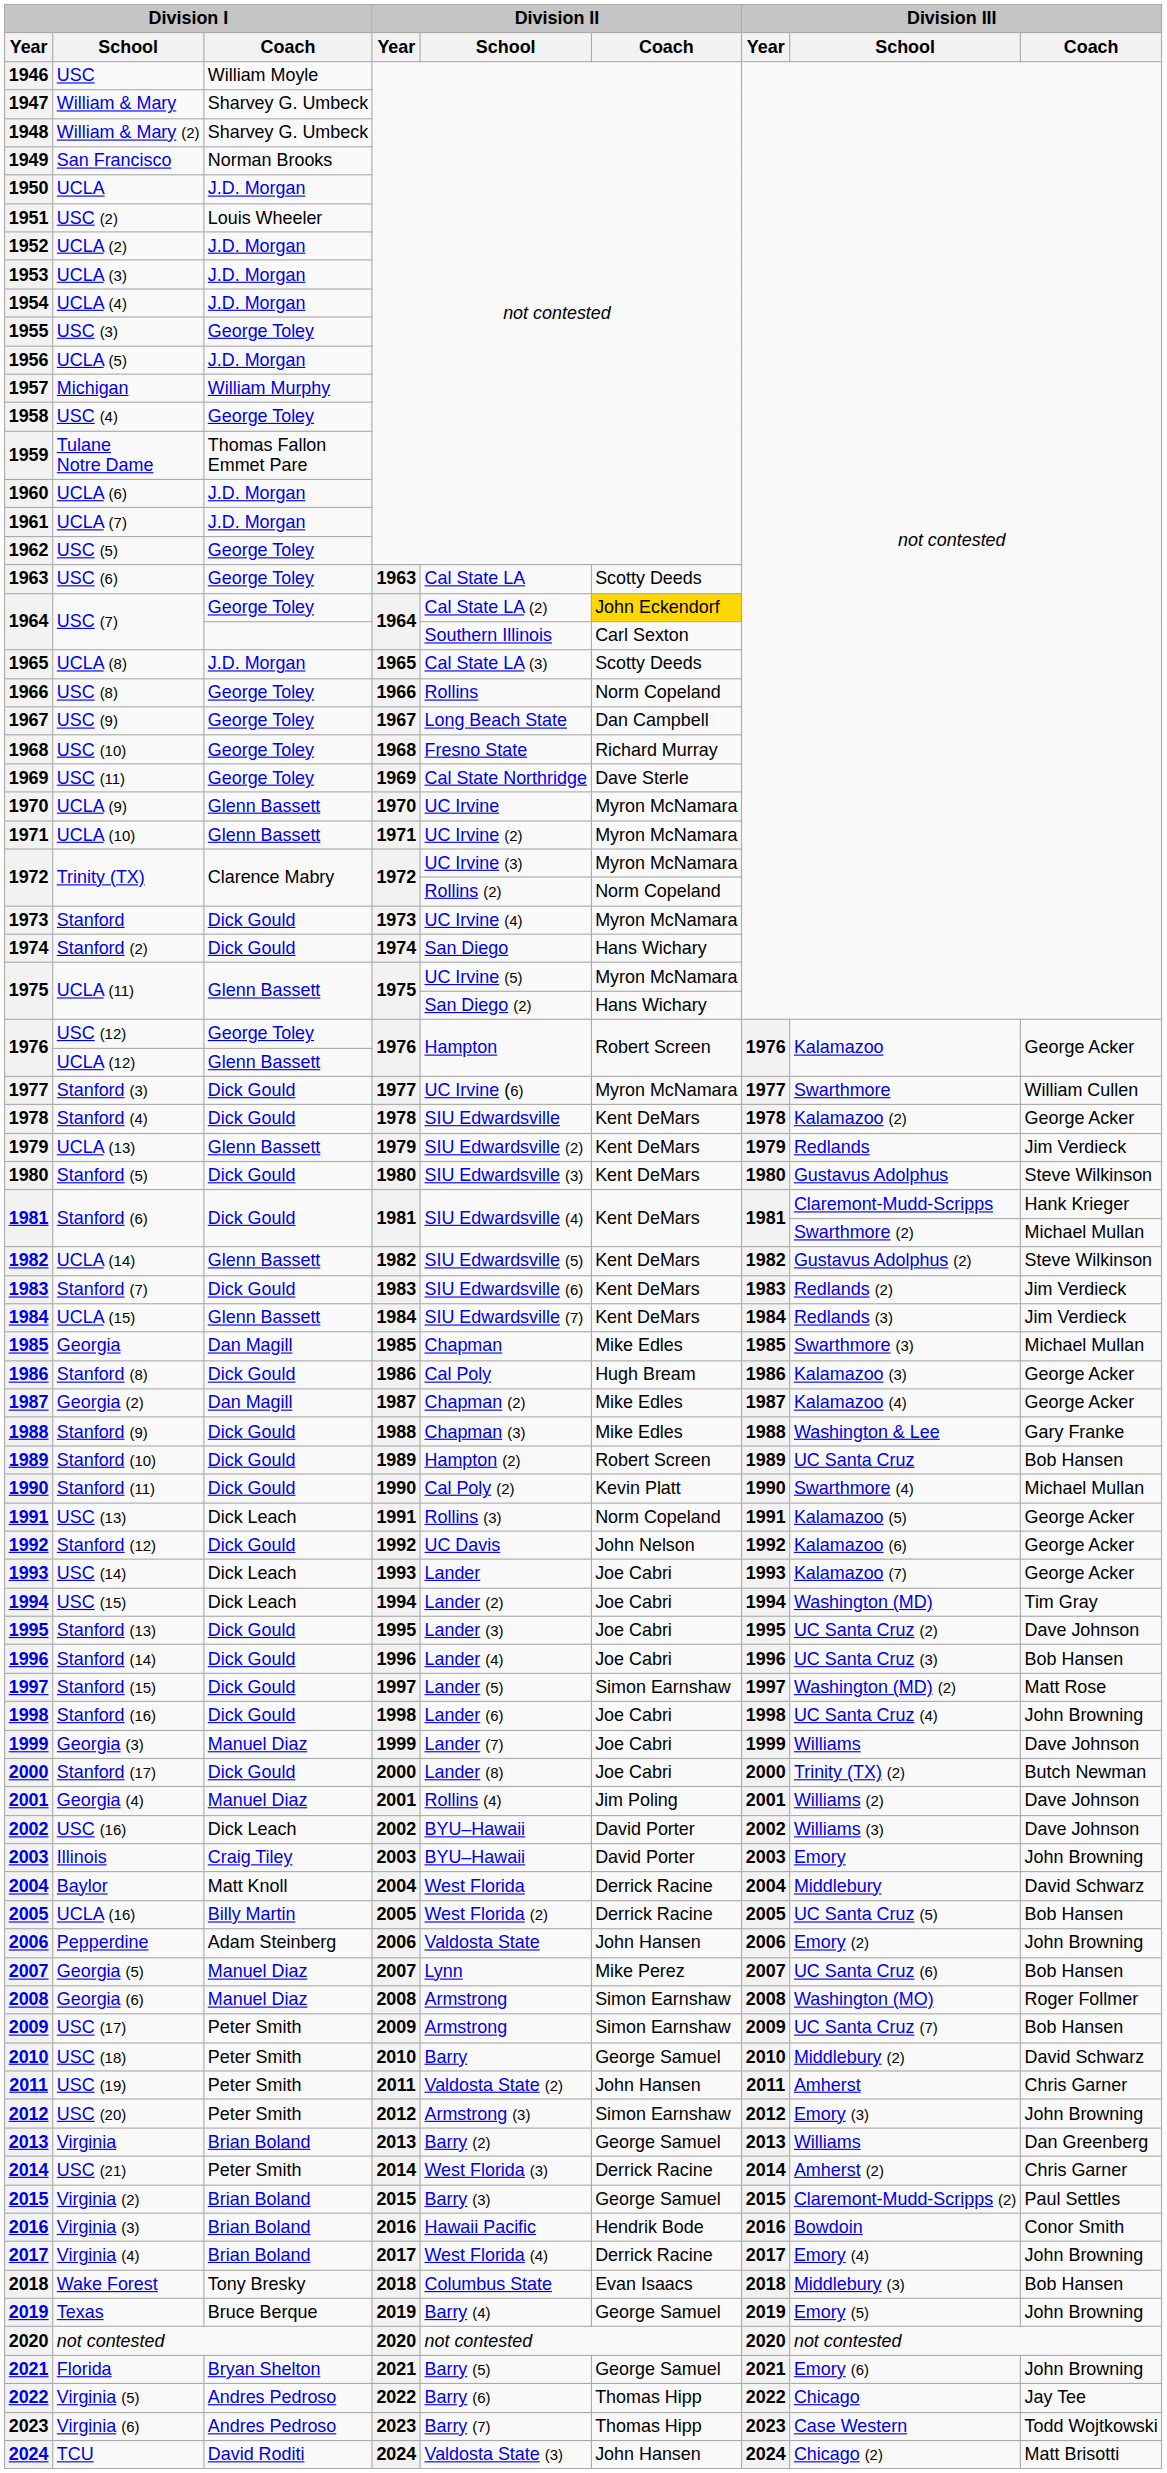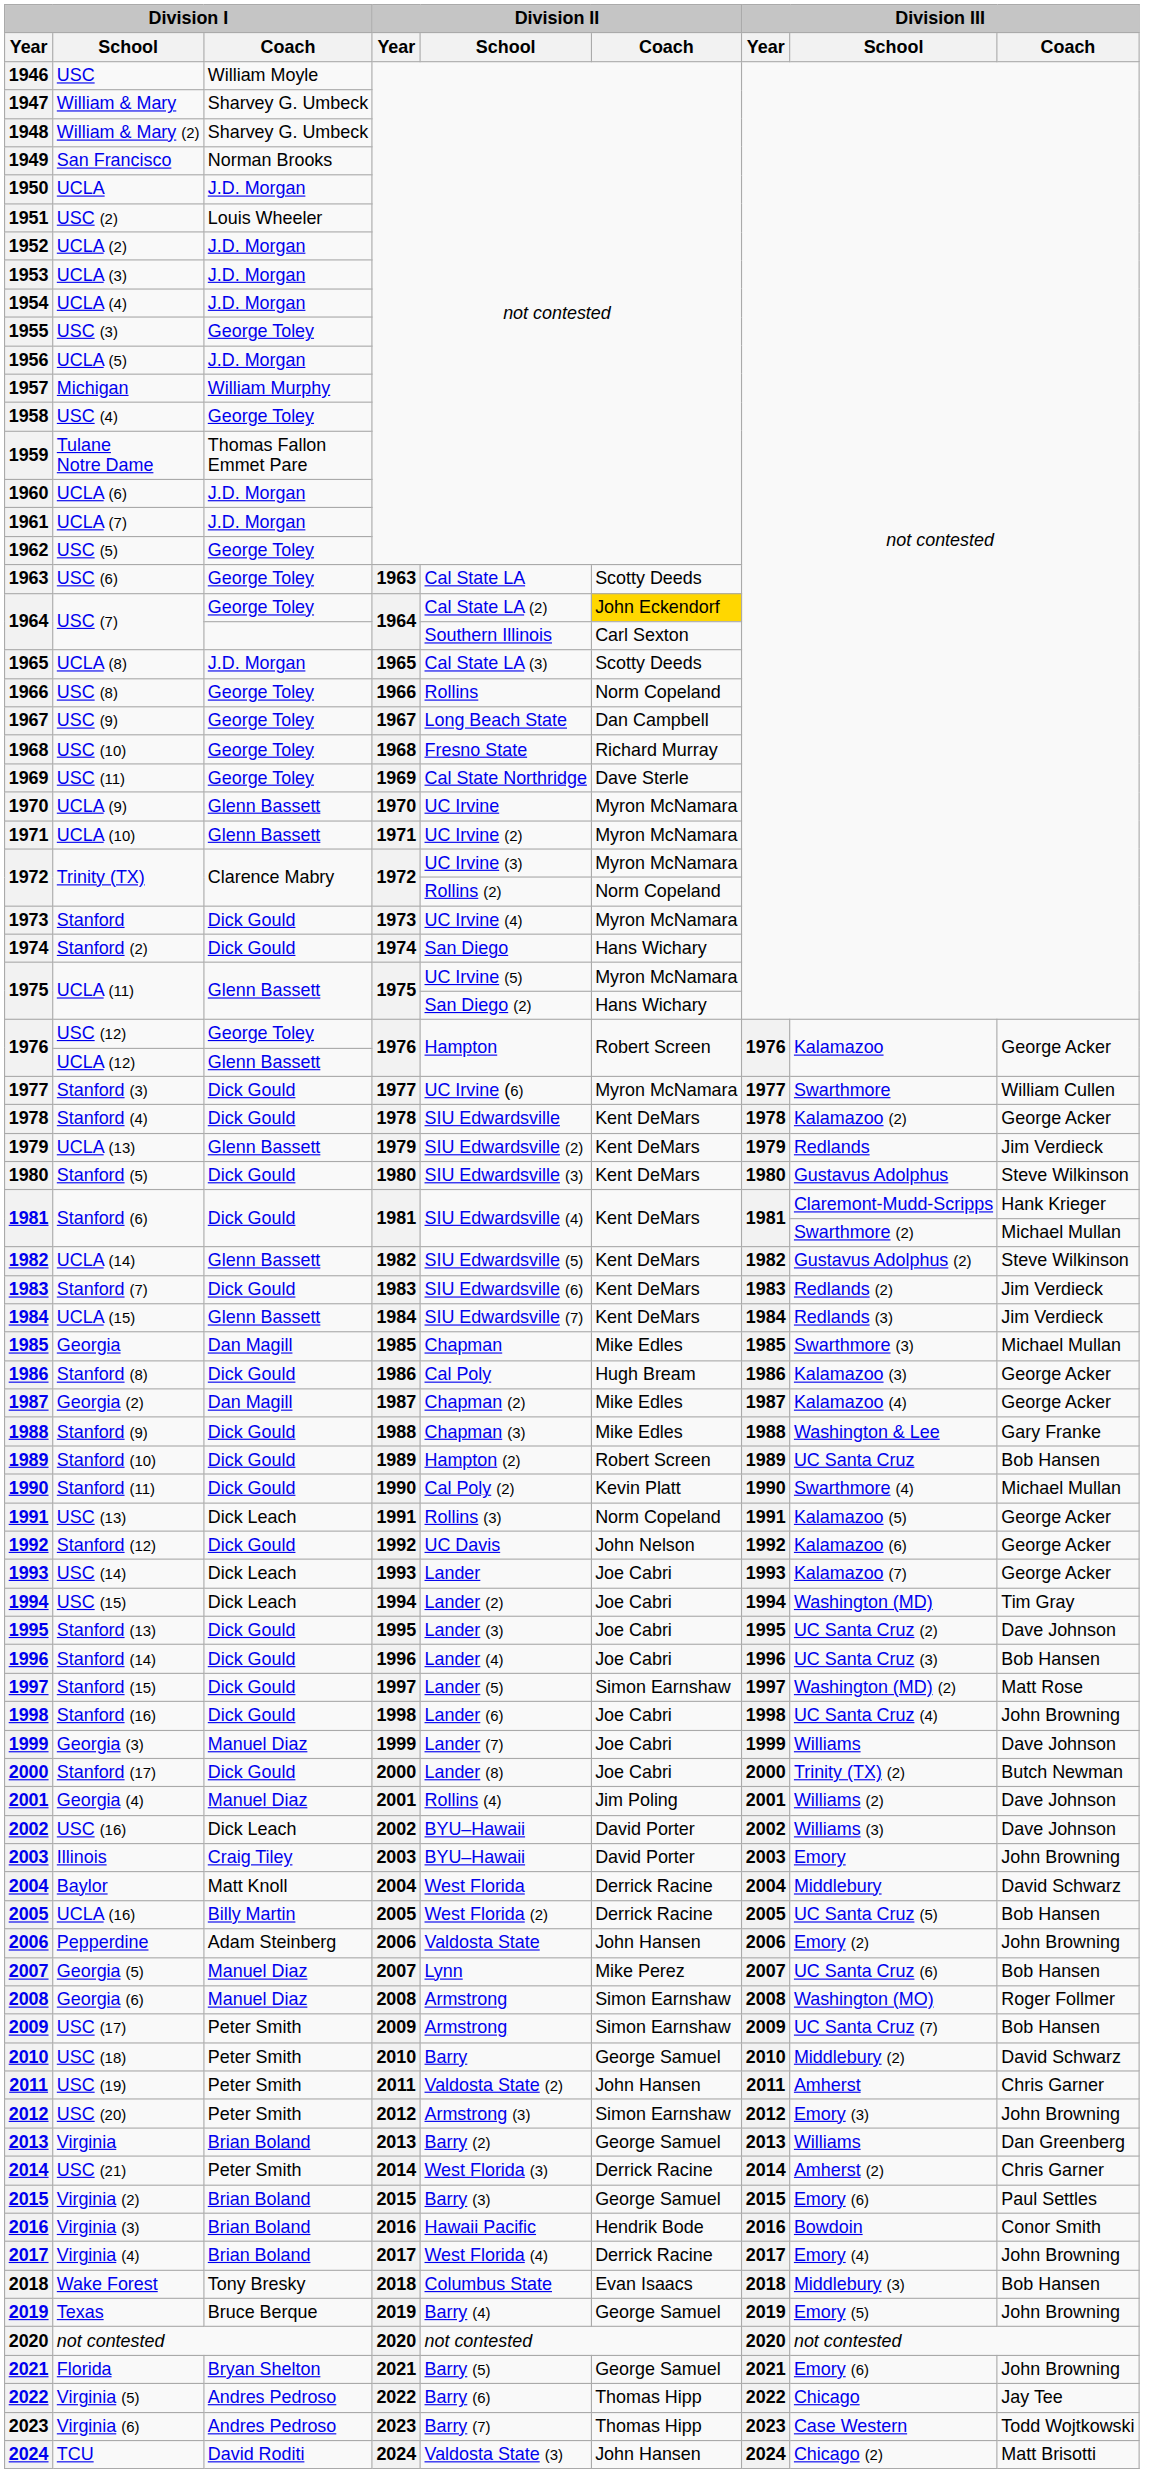(905, 2198) Claremont-Mudd-Scripps (2) -> (831, 2198) Emory (6)
